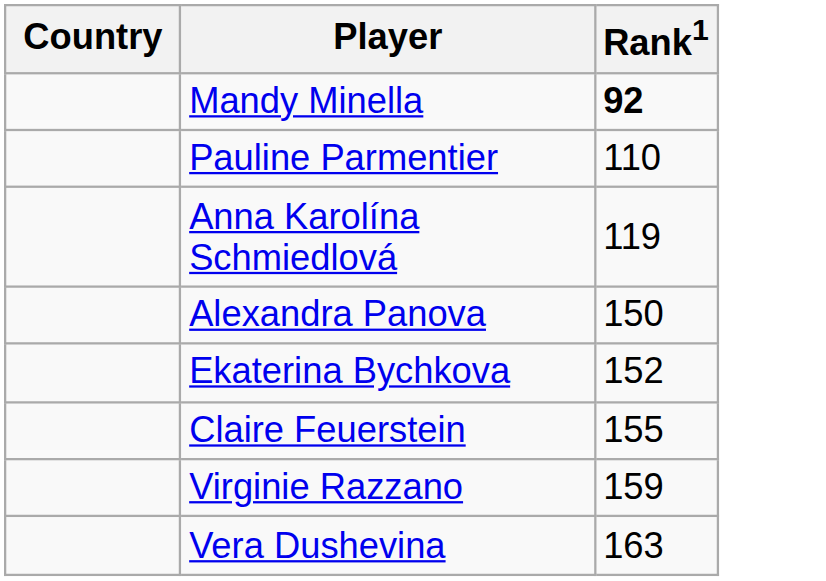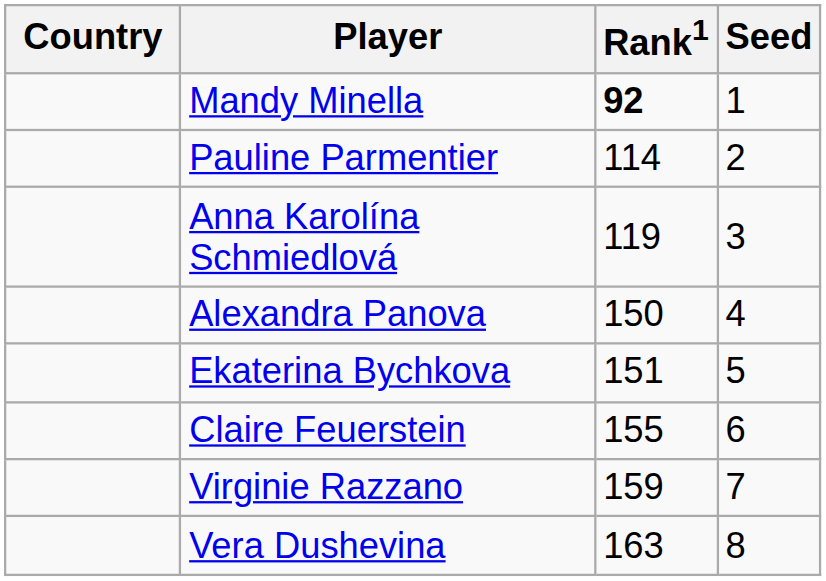+ column: (769, 38)
(632, 158) 110 -> (632, 158) 114
(633, 371) 152 -> (633, 371) 151
